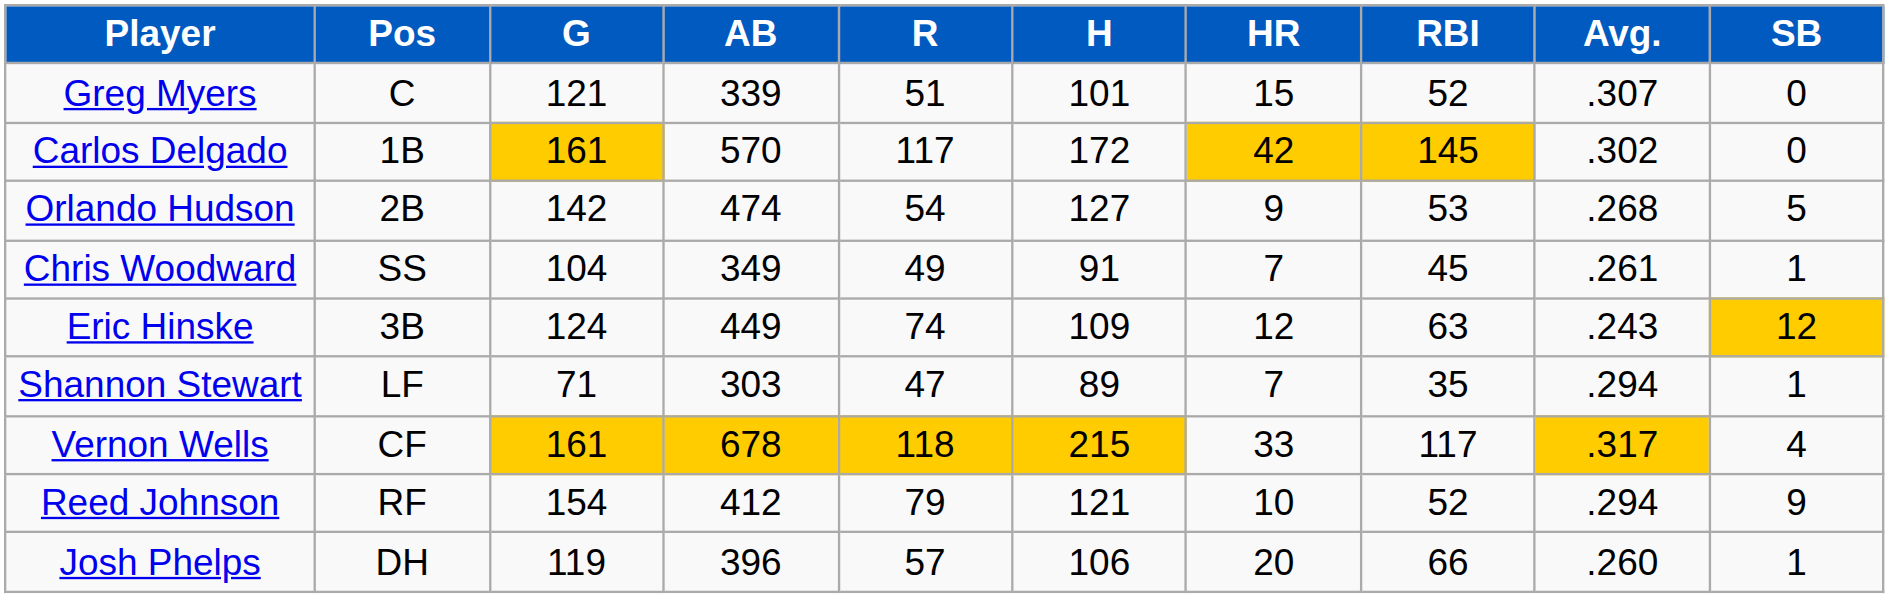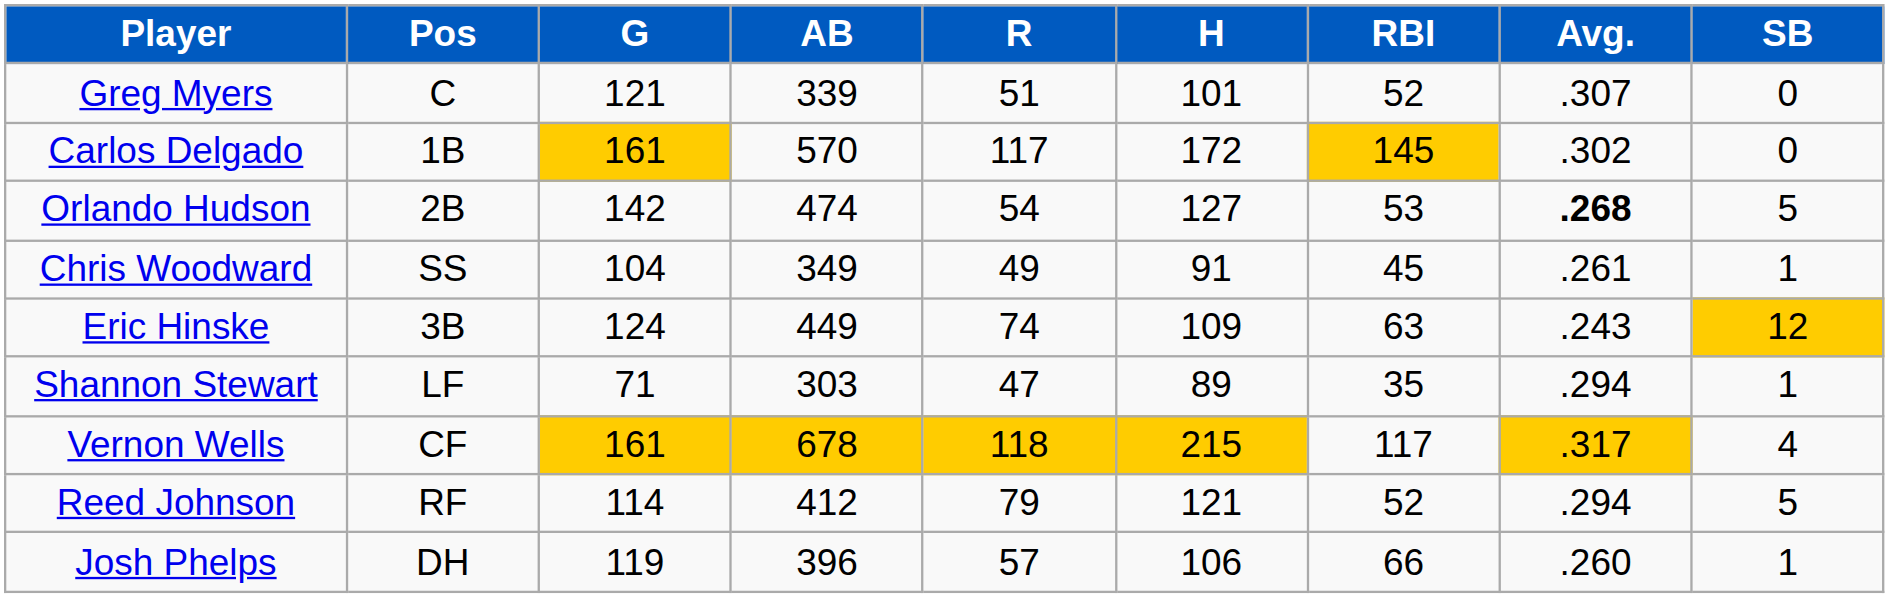- column: (1274, 33)
(1622, 209) normal -> (1596, 209) bold
(577, 502) 154 -> (635, 502) 114
(1797, 502) 9 -> (1788, 502) 5
